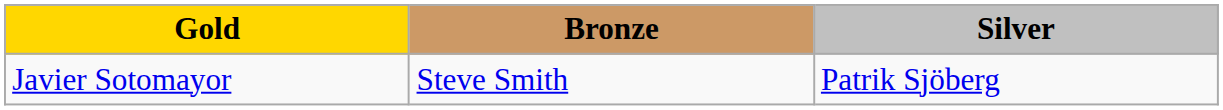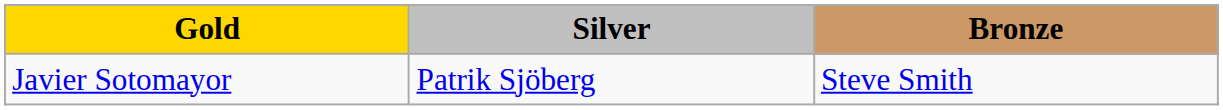columns swapped: (1016, 29) <-> (612, 29)
